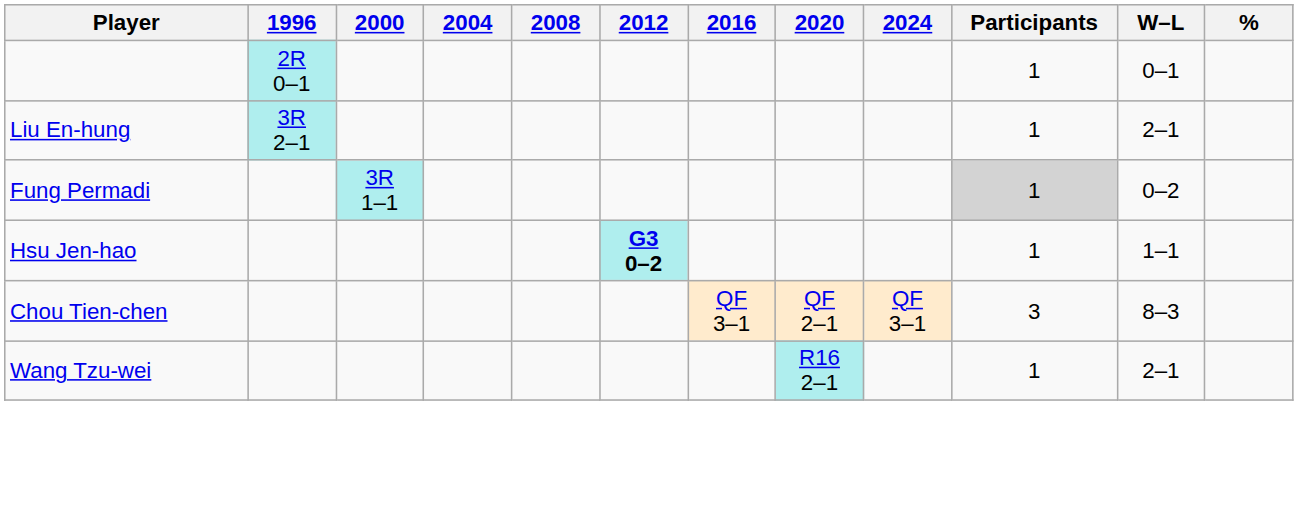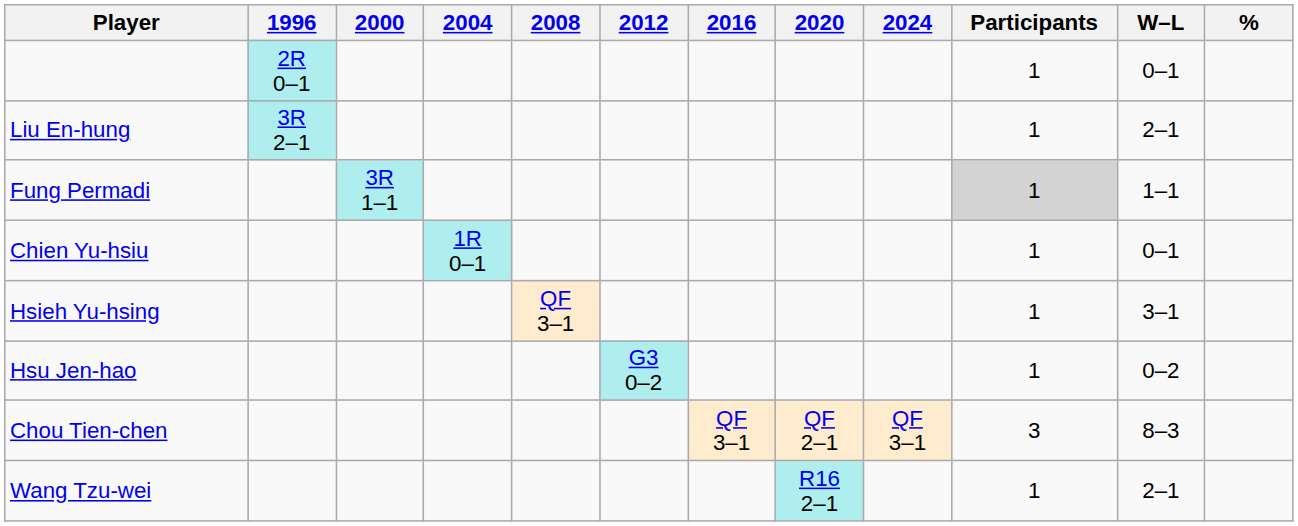(1161, 191) 0–2 -> (1161, 191) 1–1
+ row: (79, 251)
+ row: (85, 311)
(644, 251) bold -> (644, 371) normal
(1161, 251) 1–1 -> (1161, 371) 0–2
